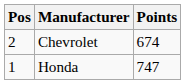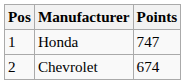rows swapped: (58, 67) <-> (68, 42)
